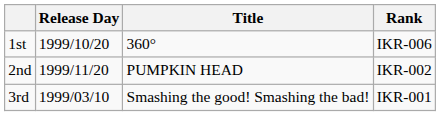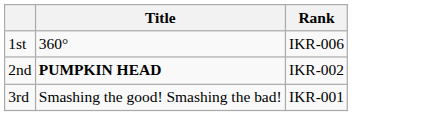- column: (79, 17)
(185, 70) normal -> (100, 70) bold
